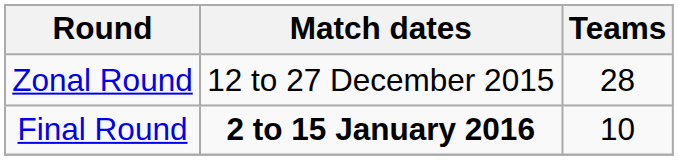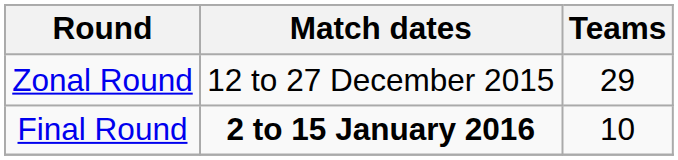(618, 79) 28 -> (618, 79) 29
